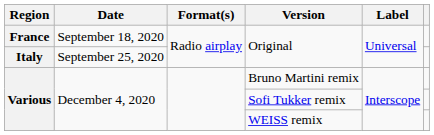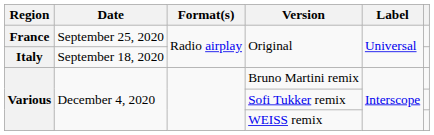(111, 36) September 18, 2020 -> (111, 36) September 25, 2020
(111, 57) September 25, 2020 -> (111, 57) September 18, 2020
